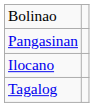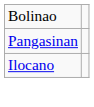- row: (33, 89)
